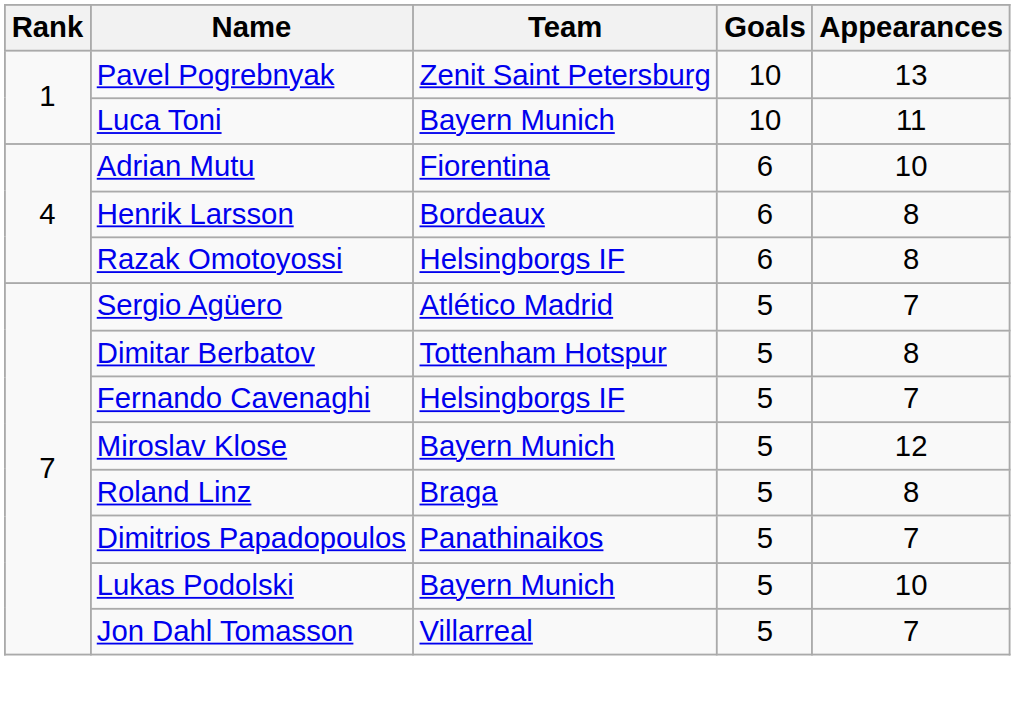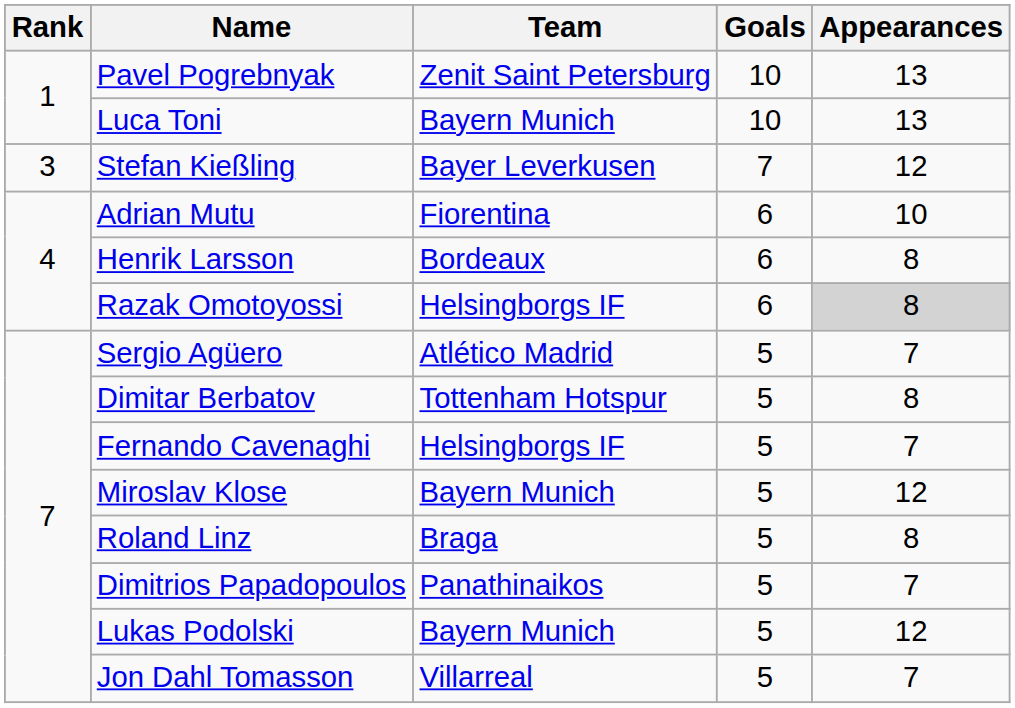(911, 120) 11 -> (911, 120) 13
+ row: (196, 167)
(911, 259) no background -> (911, 306) lightgrey background
(911, 584) 10 -> (911, 631) 12
